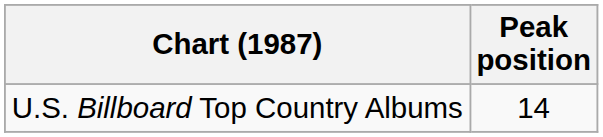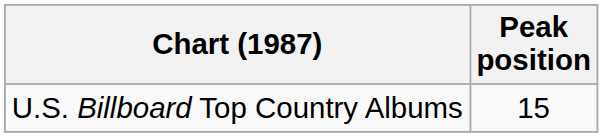(534, 107) 14 -> (534, 107) 15
